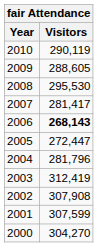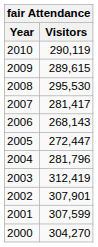(70, 68) 288,605 -> (70, 68) 289,615
(70, 123) bold -> (70, 123) normal
(70, 196) 307,908 -> (70, 196) 307,901
